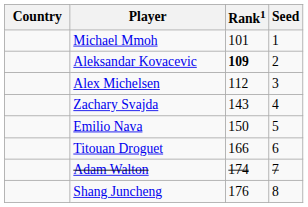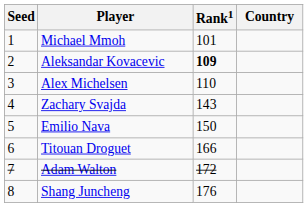columns swapped: (37, 17) <-> (286, 17)
(238, 83) 112 -> (206, 83) 110
(239, 169) 174 -> (206, 169) 172
